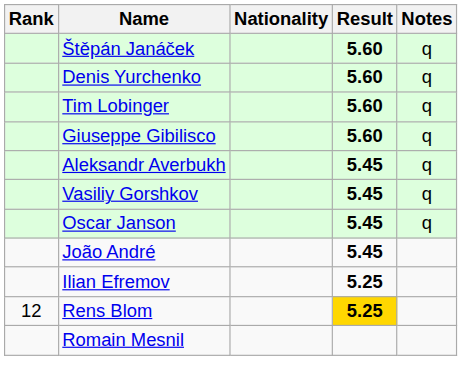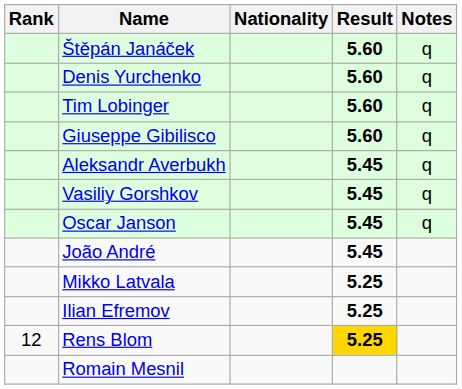+ row: (119, 281)
